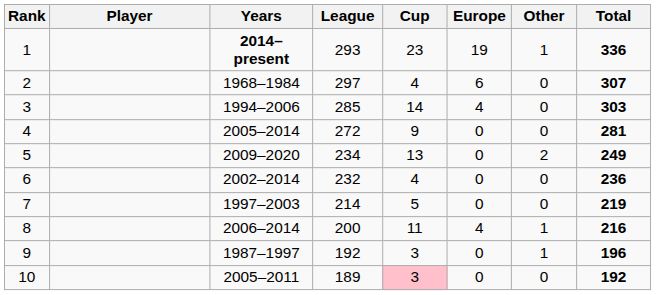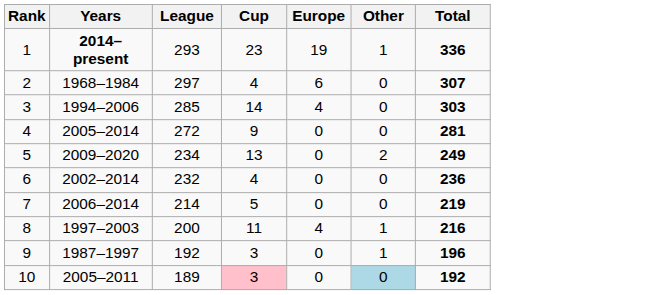- column: (129, 16)
(261, 204) 1997–2003 -> (101, 204) 2006–2014
(261, 228) 2006–2014 -> (101, 228) 1997–2003
(544, 277) no background -> (383, 277) lightblue background
